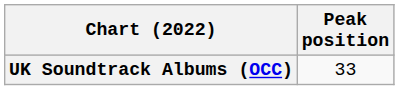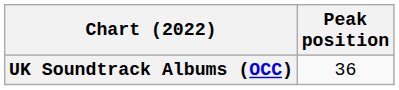(345, 70) 33 -> (345, 70) 36
